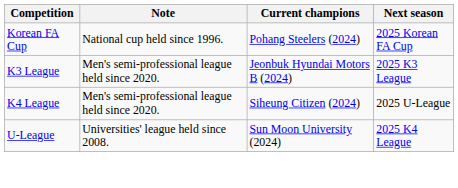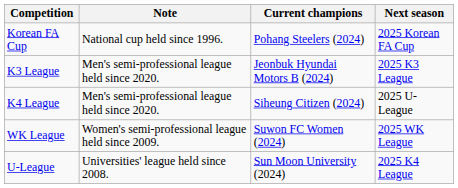+ row: (36, 135)
